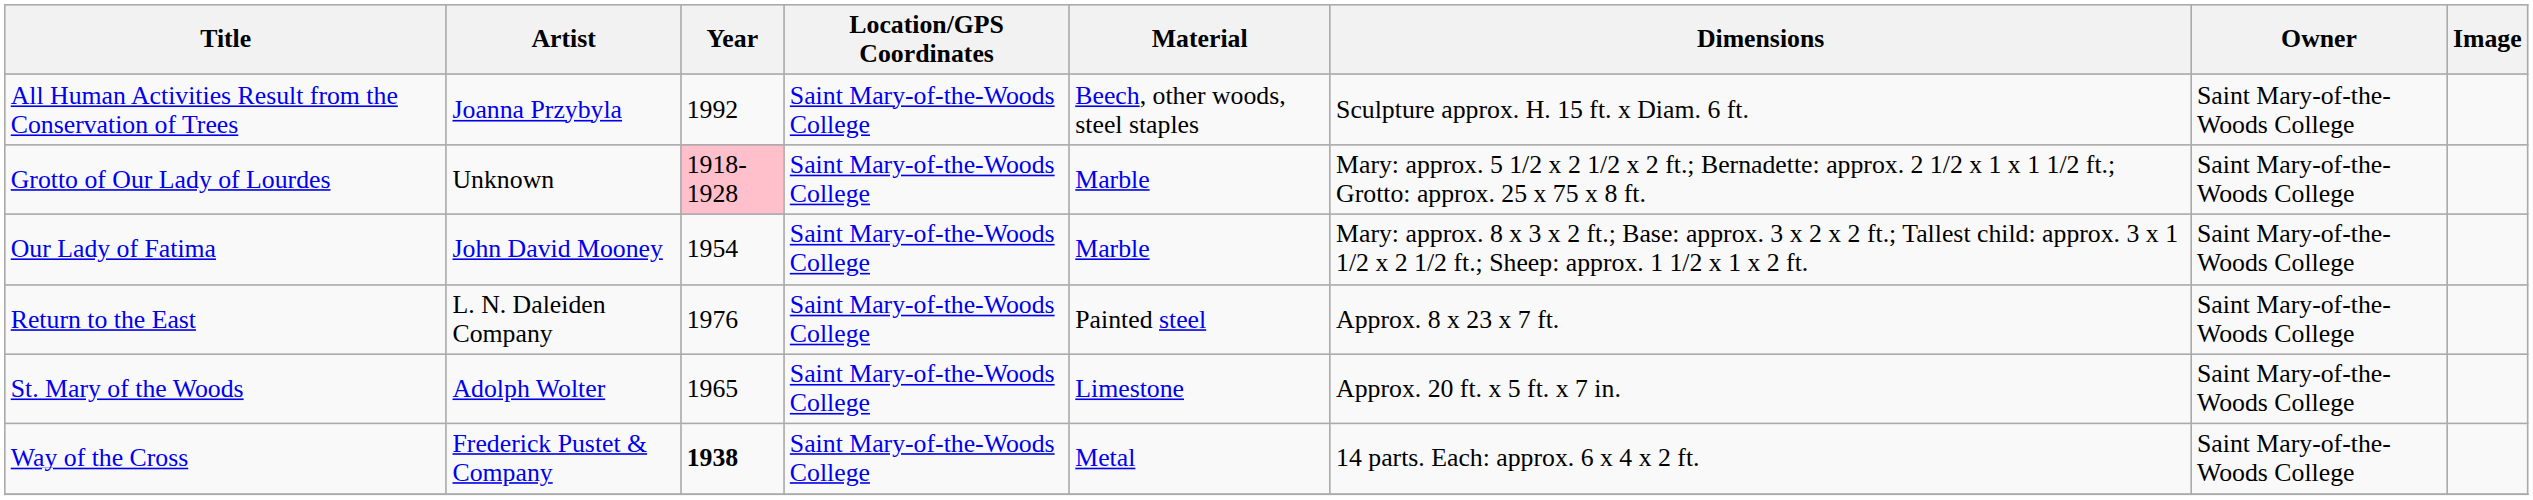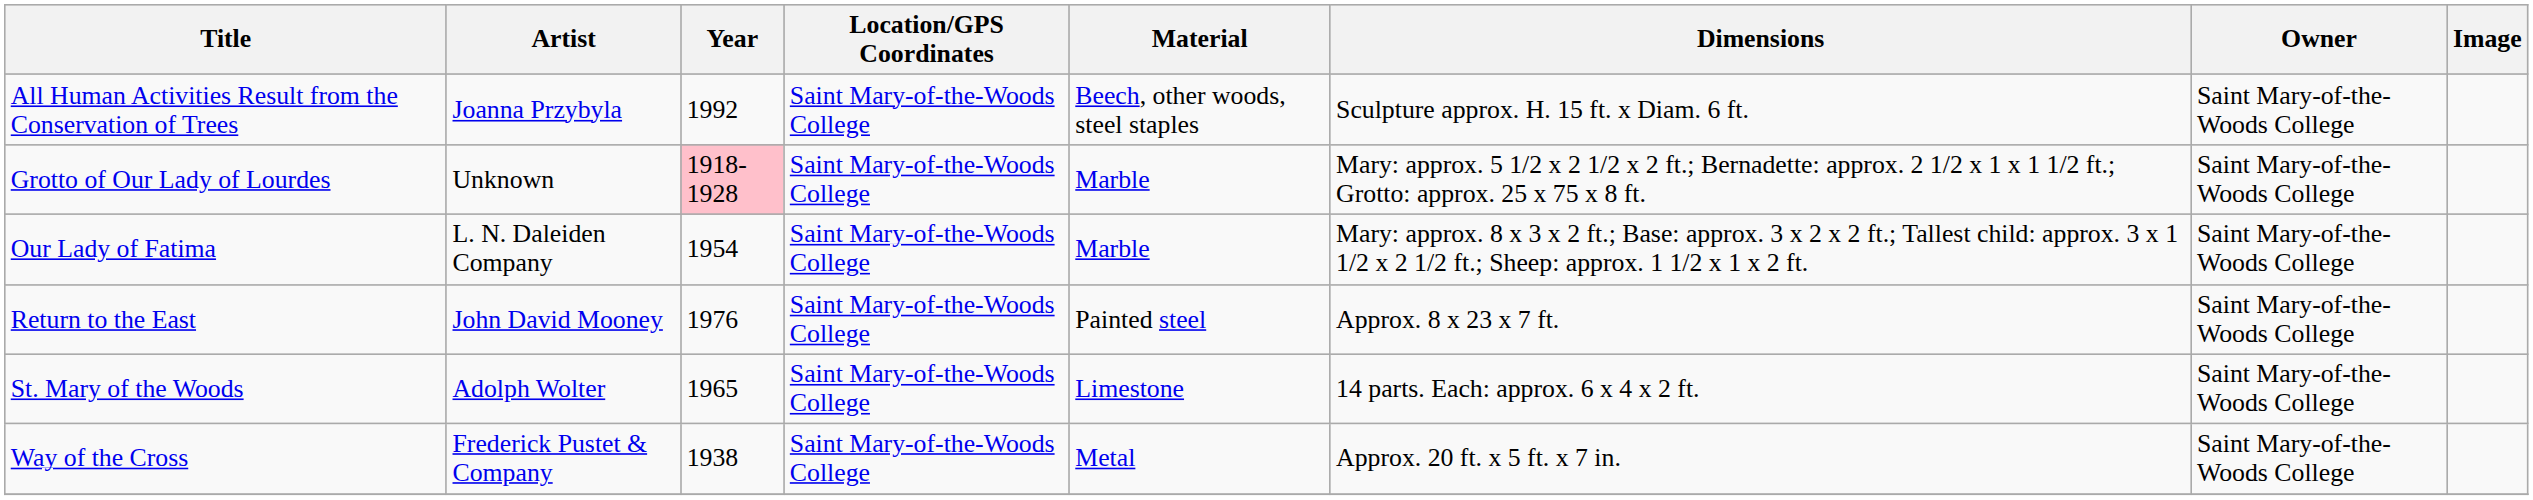(558, 248) John David Mooney -> (529, 248) L. N. Daleiden Company
(529, 318) L. N. Daleiden Company -> (558, 318) John David Mooney
(1478, 388) Approx. 20 ft. x 5 ft. x 7 in. -> (1518, 388) 14 parts. Each: approx. 6 x 4 x 2 ft.
(712, 458) bold -> (712, 458) normal
(1518, 458) 14 parts. Each: approx. 6 x 4 x 2 ft. -> (1478, 458) Approx. 20 ft. x 5 ft. x 7 in.
